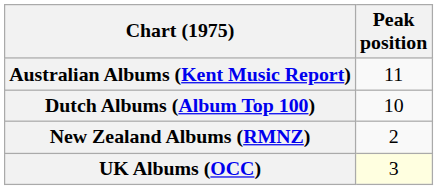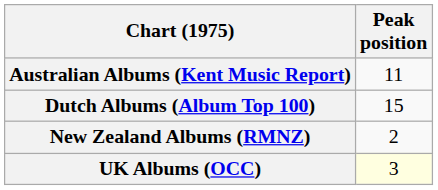(394, 105) 10 -> (394, 105) 15
